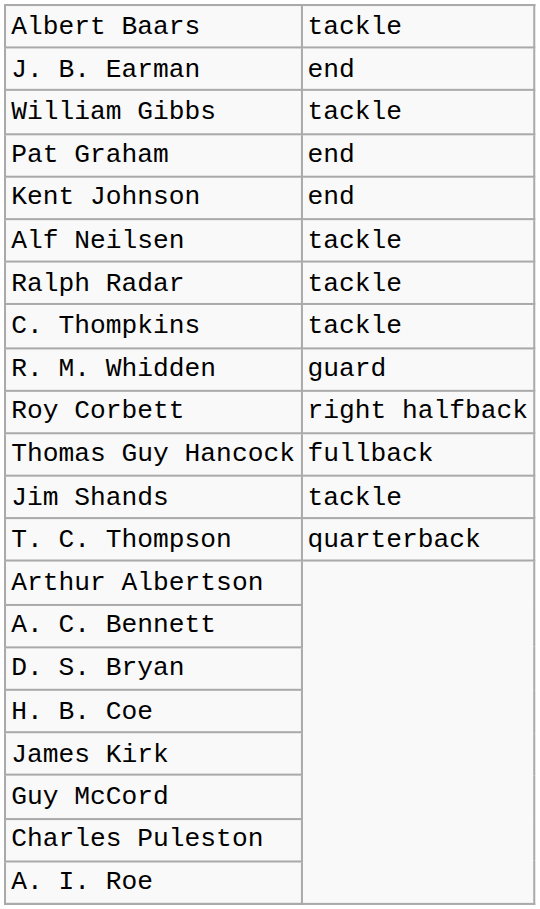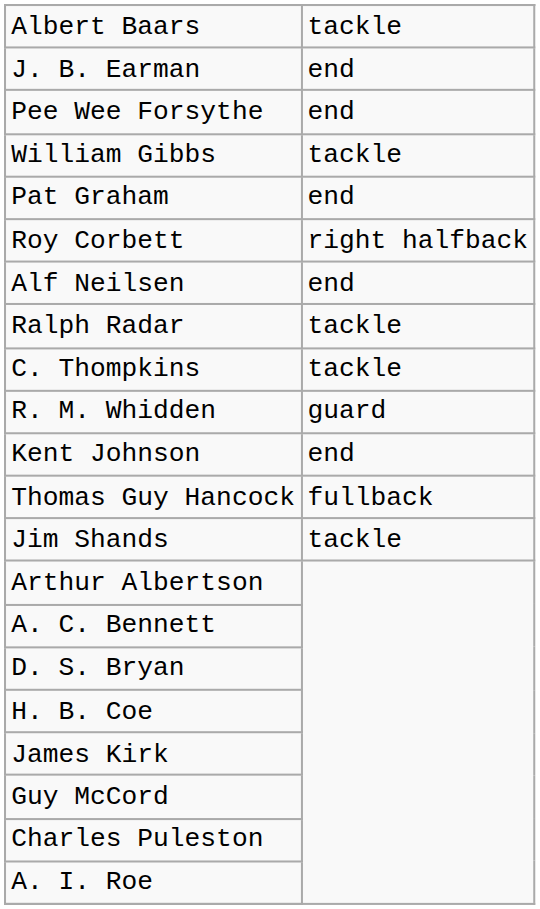+ row: (137, 112)
rows swapped: (106, 198) <-> (98, 412)
(355, 240) tackle -> (331, 283) end
- row: (122, 540)
